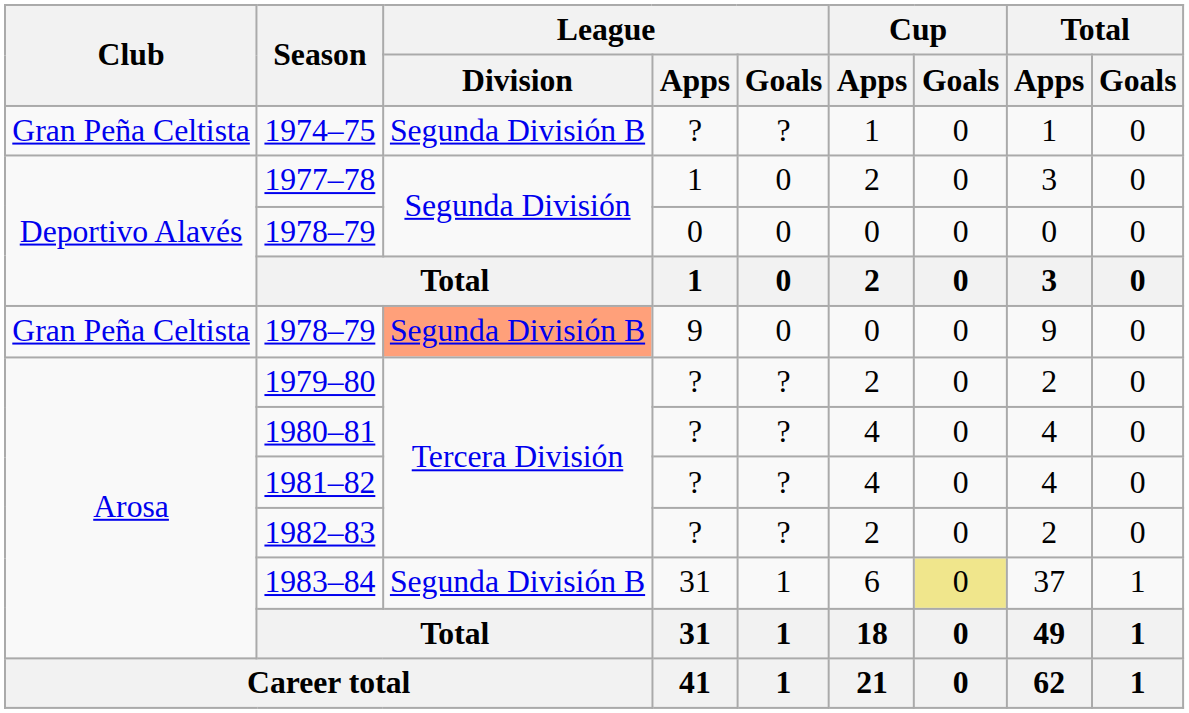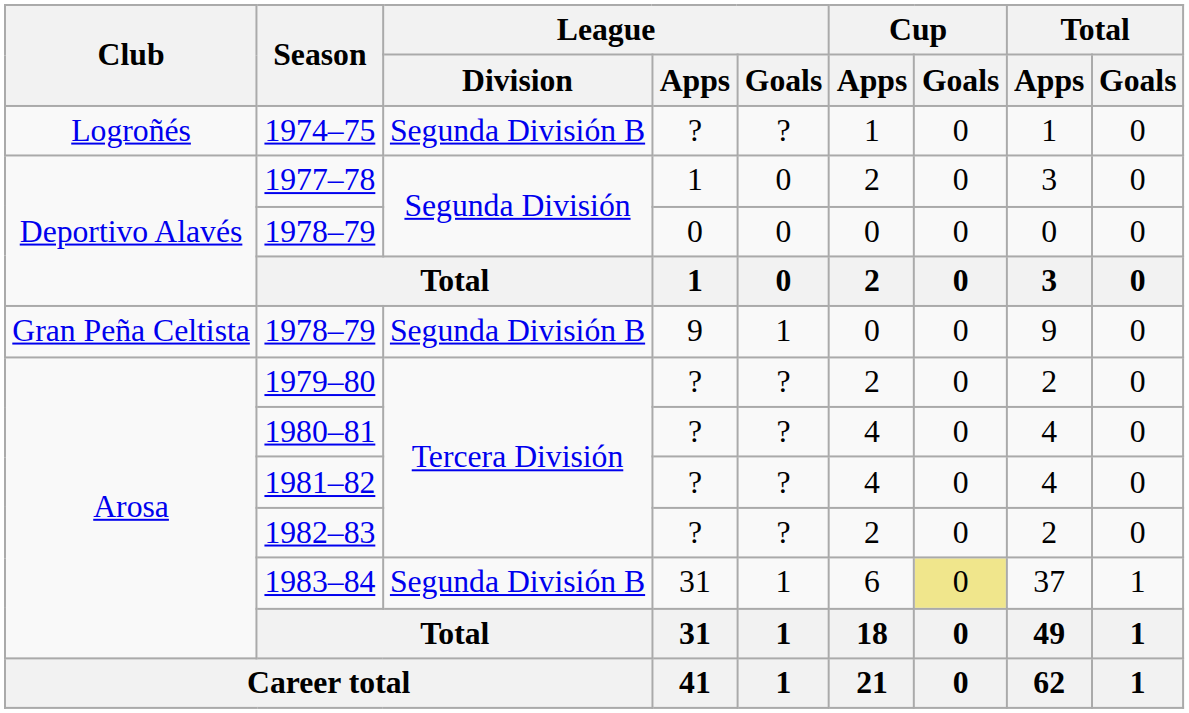(131, 130) Gran Peña Celtista -> (131, 130) Logroñés
(518, 331) lightsalmon background -> (518, 331) no background
(784, 331) 0 -> (784, 331) 1
